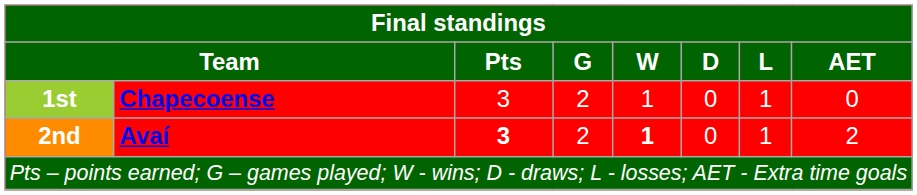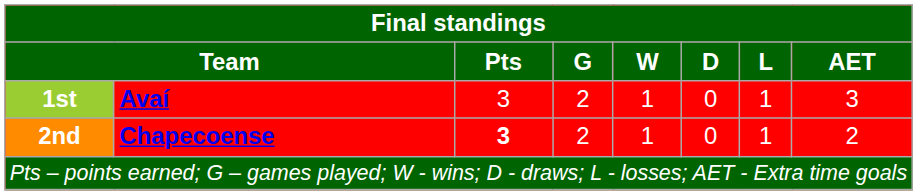(197, 99) Chapecoense -> (144, 99) Avaí
(852, 99) 0 -> (852, 99) 3
(144, 136) Avaí -> (197, 136) Chapecoense
(647, 136) bold -> (647, 136) normal
